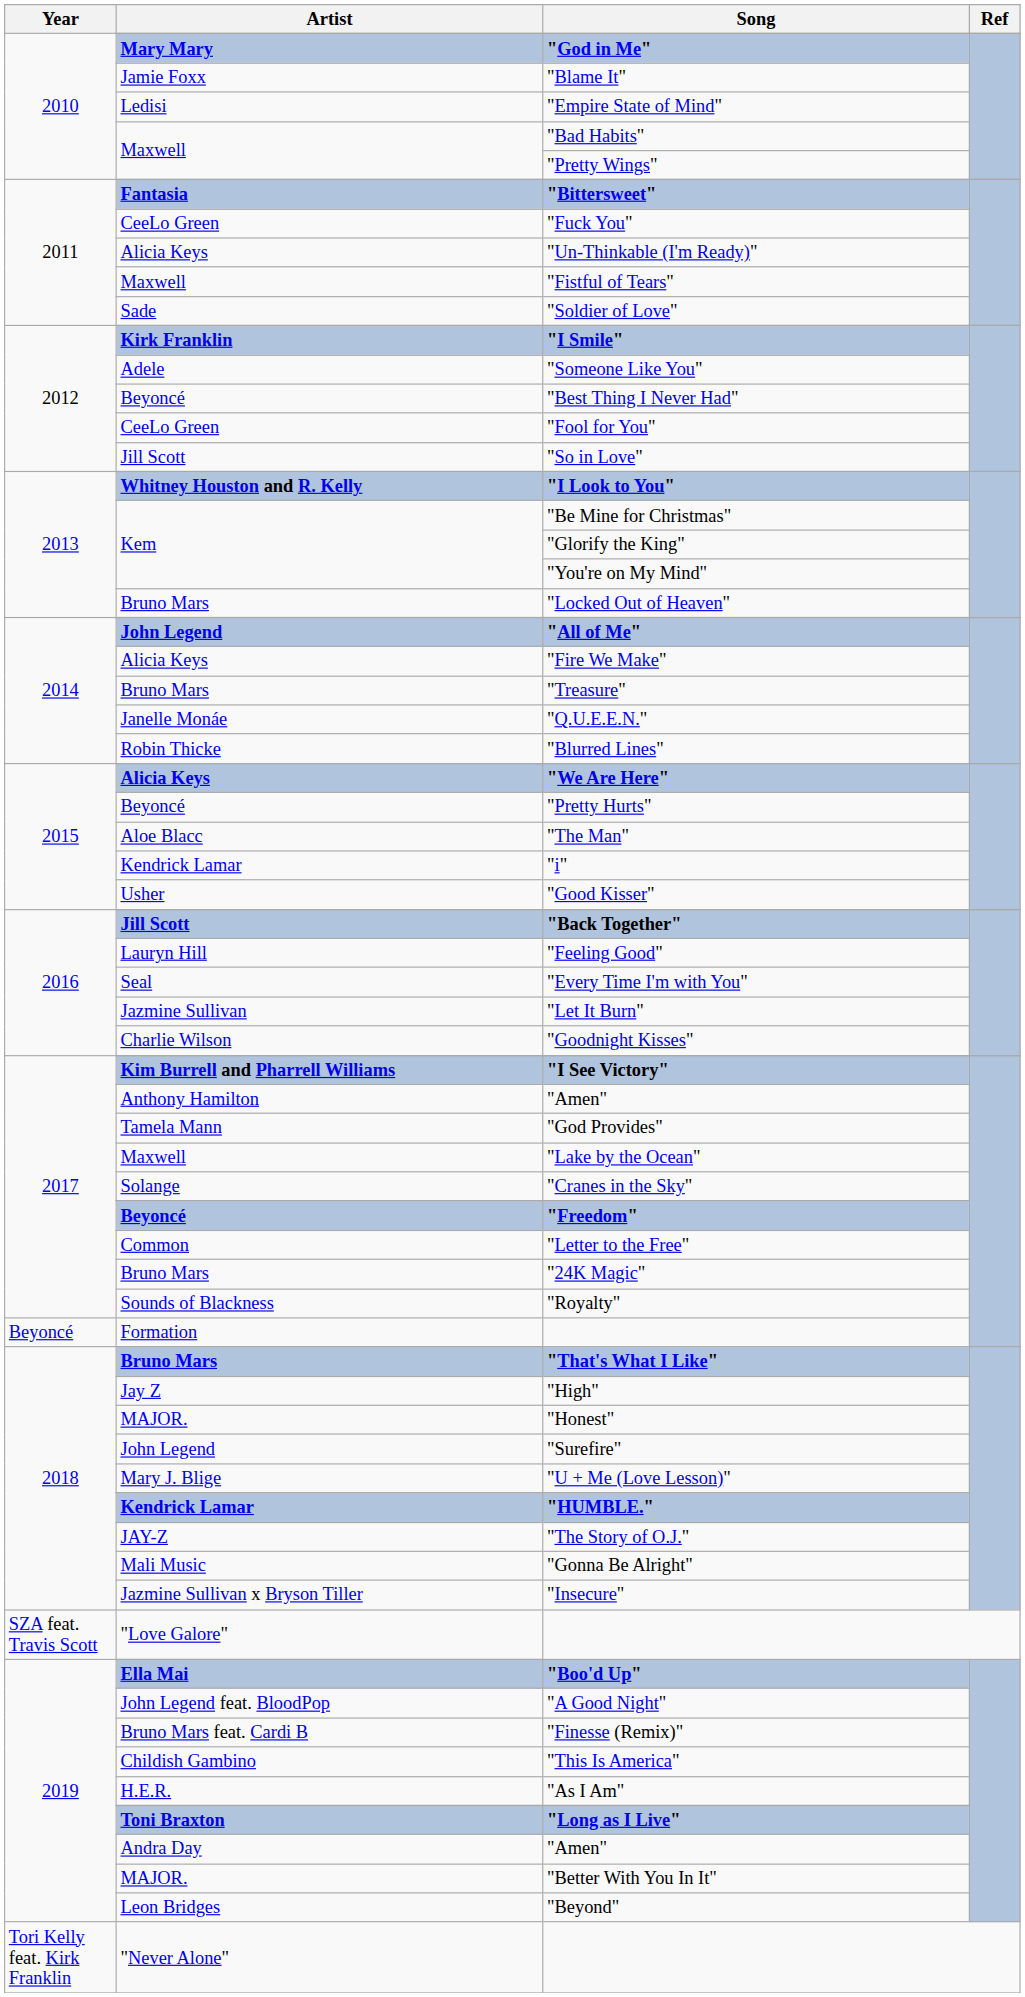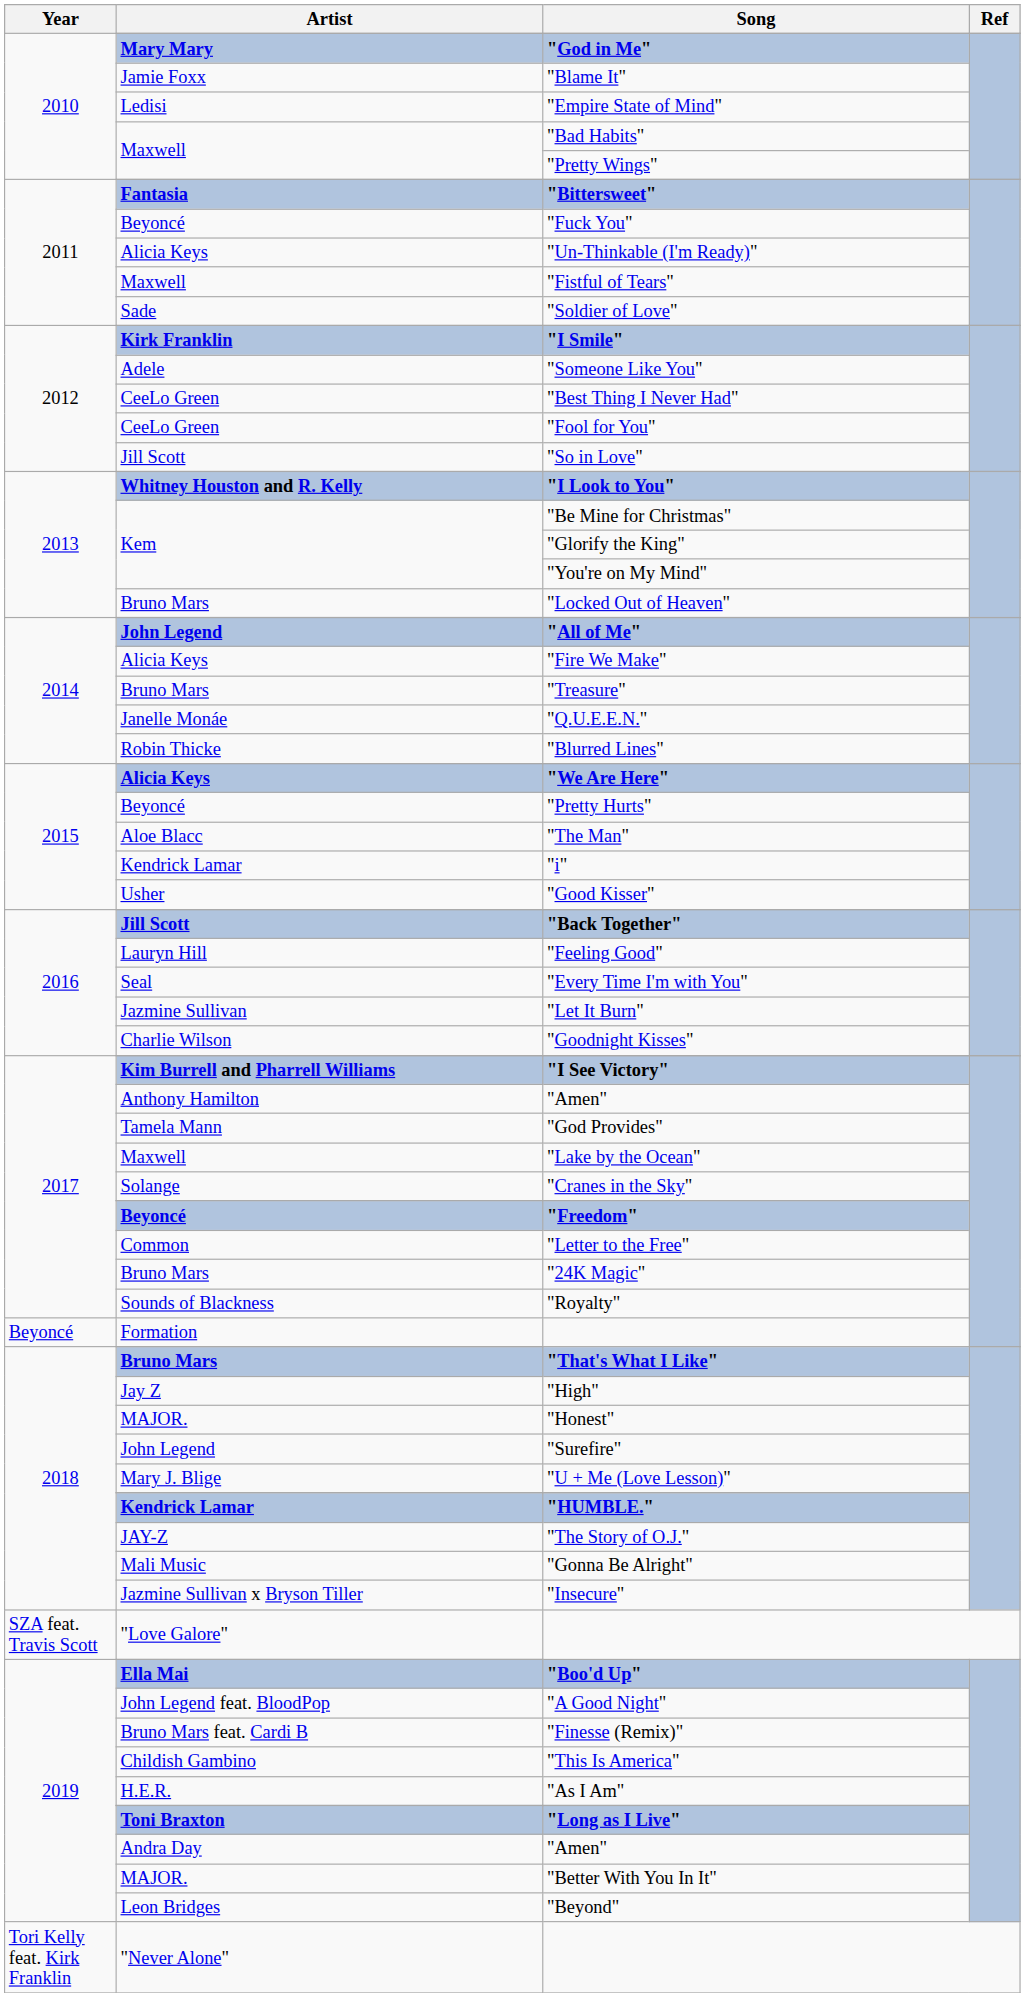(170, 223) CeeLo Green -> (153, 223) Beyoncé
(153, 398) Beyoncé -> (170, 398) CeeLo Green
